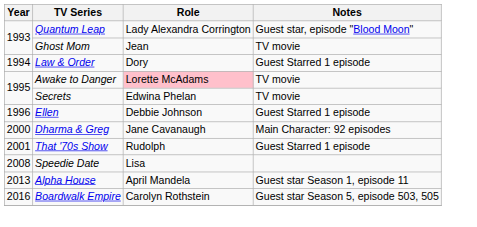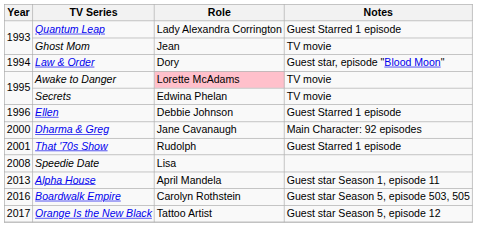(334, 29) Guest star, episode "Blood Moon" -> (344, 29) Guest Starred 1 episode
(313, 63) Guest Starred 1 episode -> (366, 63) Guest star, episode "Blood Moon"
+ row: (94, 213)
